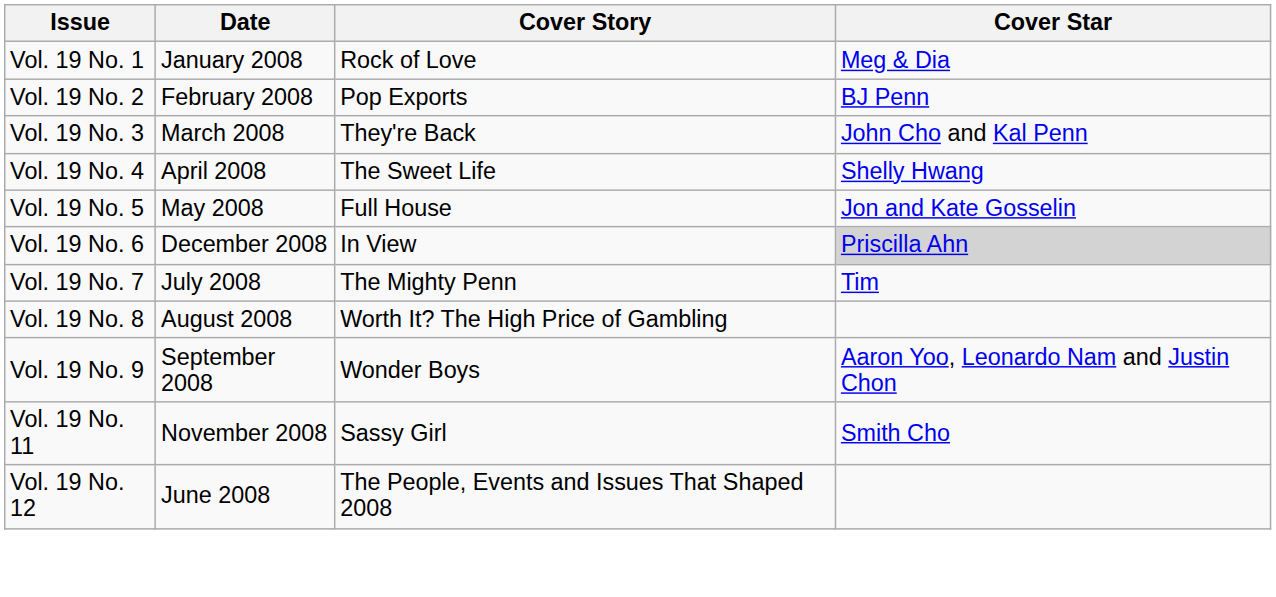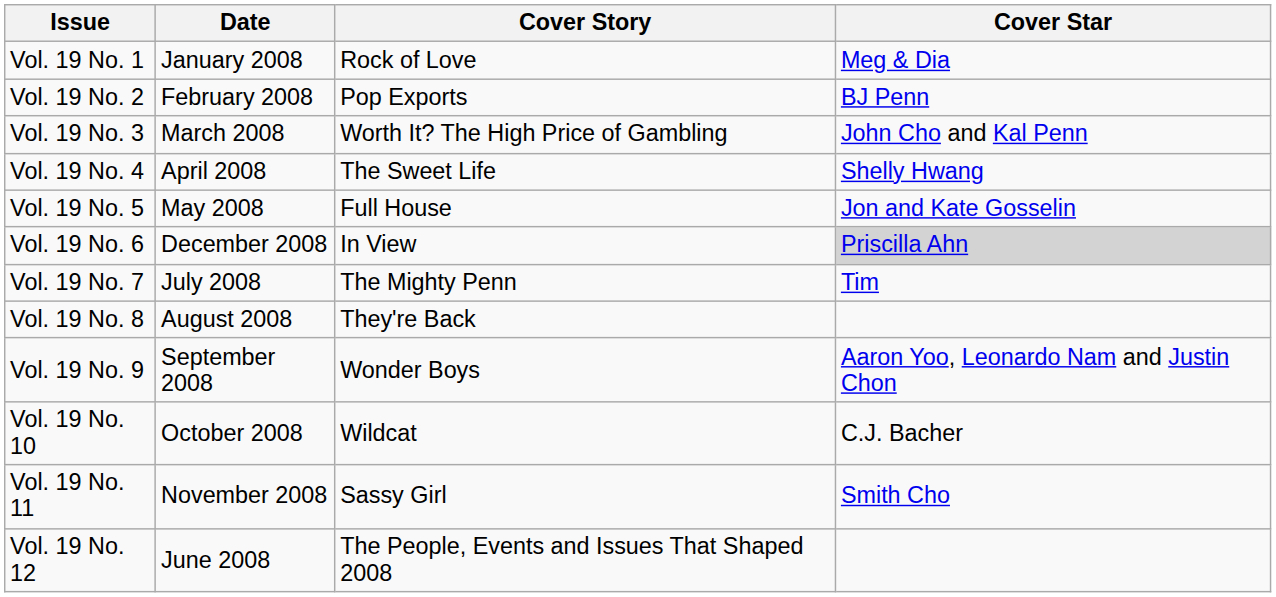(408, 134) They're Back -> (534, 134) Worth It? The High Price of Gambling
(534, 319) Worth It? The High Price of Gambling -> (408, 319) They're Back
+ row: (67, 432)
